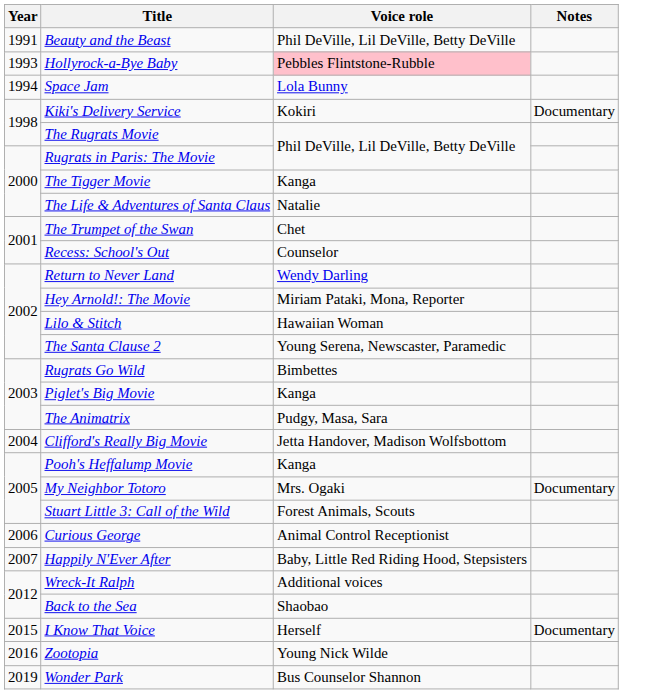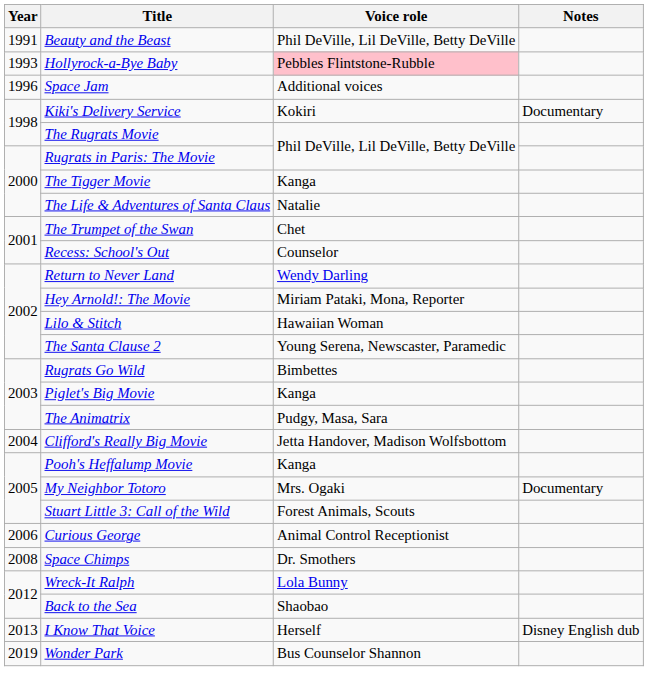(23, 87) 1994 -> (23, 87) 1996
(312, 87) Lola Bunny -> (330, 87) Additional voices
- row: (108, 559)
+ row: (87, 559)
(330, 582) Additional voices -> (312, 582) Lola Bunny
(23, 629) 2015 -> (23, 629) 2013
(574, 629) Documentary -> (581, 629) Disney English dub
- row: (71, 653)
